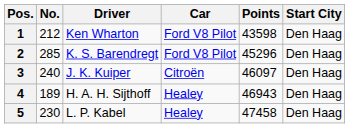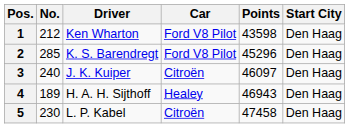(183, 113) Healey -> (184, 113) Citroën
